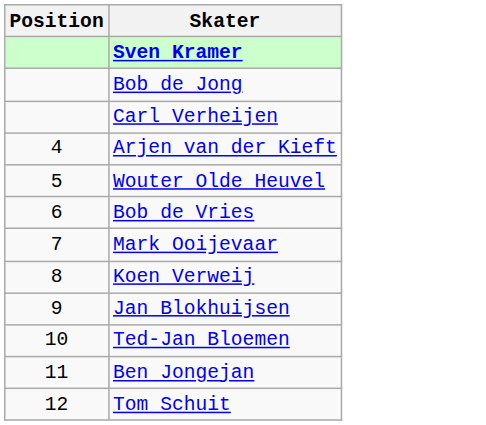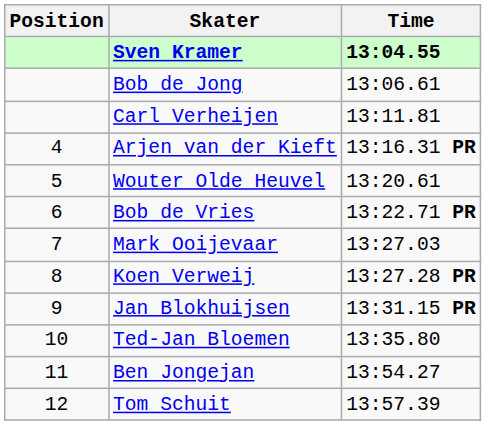+ column: (411, 21)
